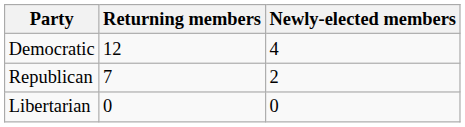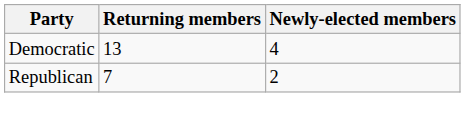(112, 48) 12 -> (112, 48) 13
- row: (50, 106)
